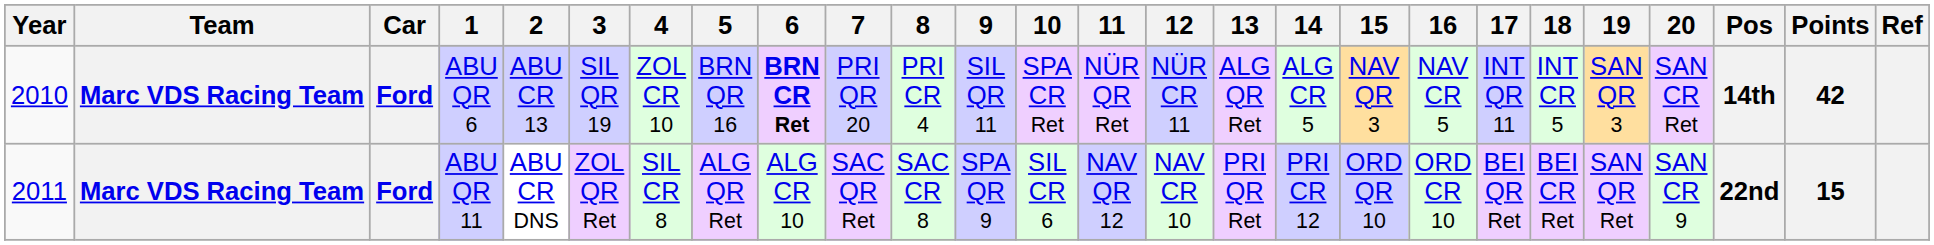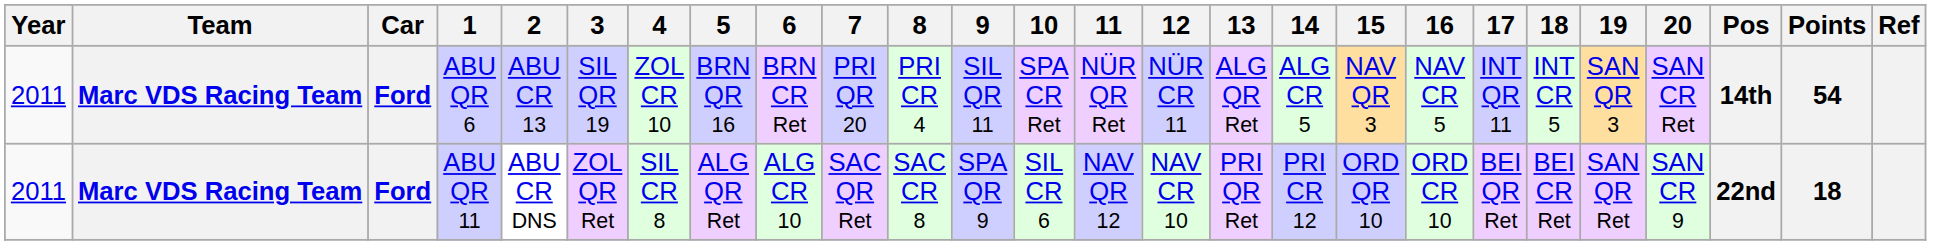(39, 95) 2010 -> (38, 95) 2011
(792, 95) bold -> (789, 95) normal
(1830, 95) 42 -> (1827, 95) 54
(1830, 192) 15 -> (1827, 192) 18
